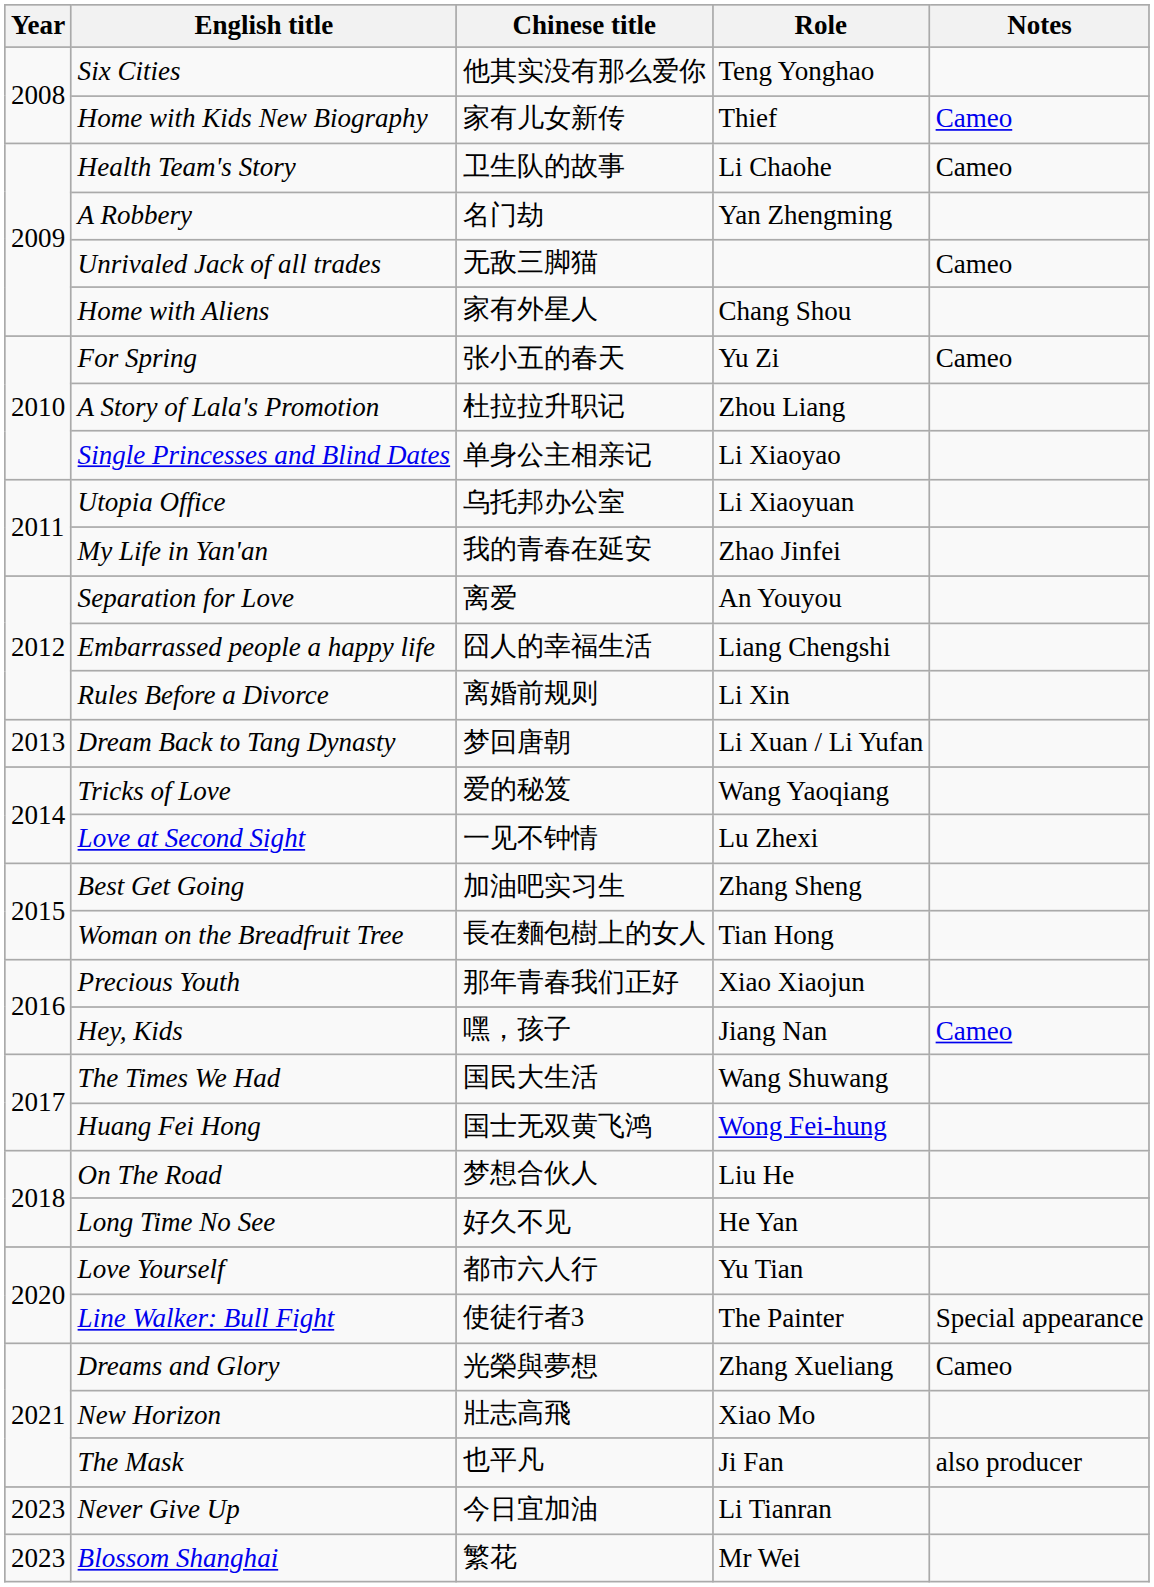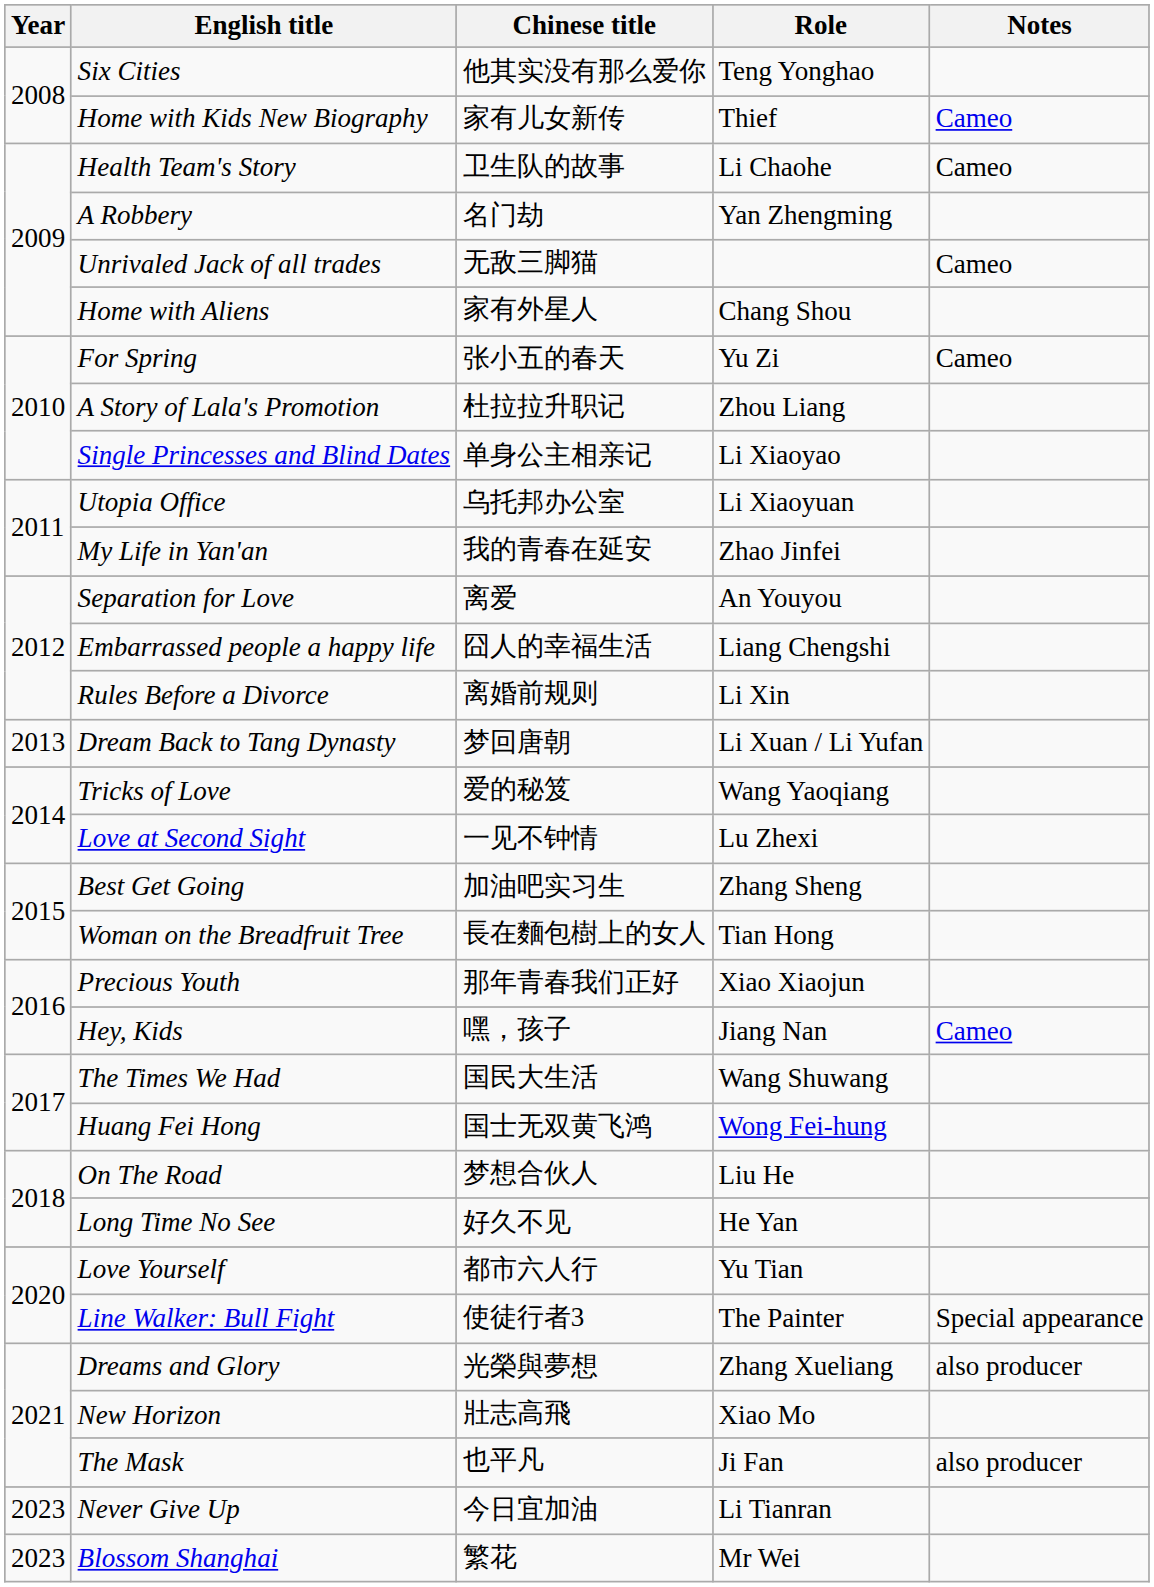(974, 1366) Cameo -> (1009, 1366) also producer
